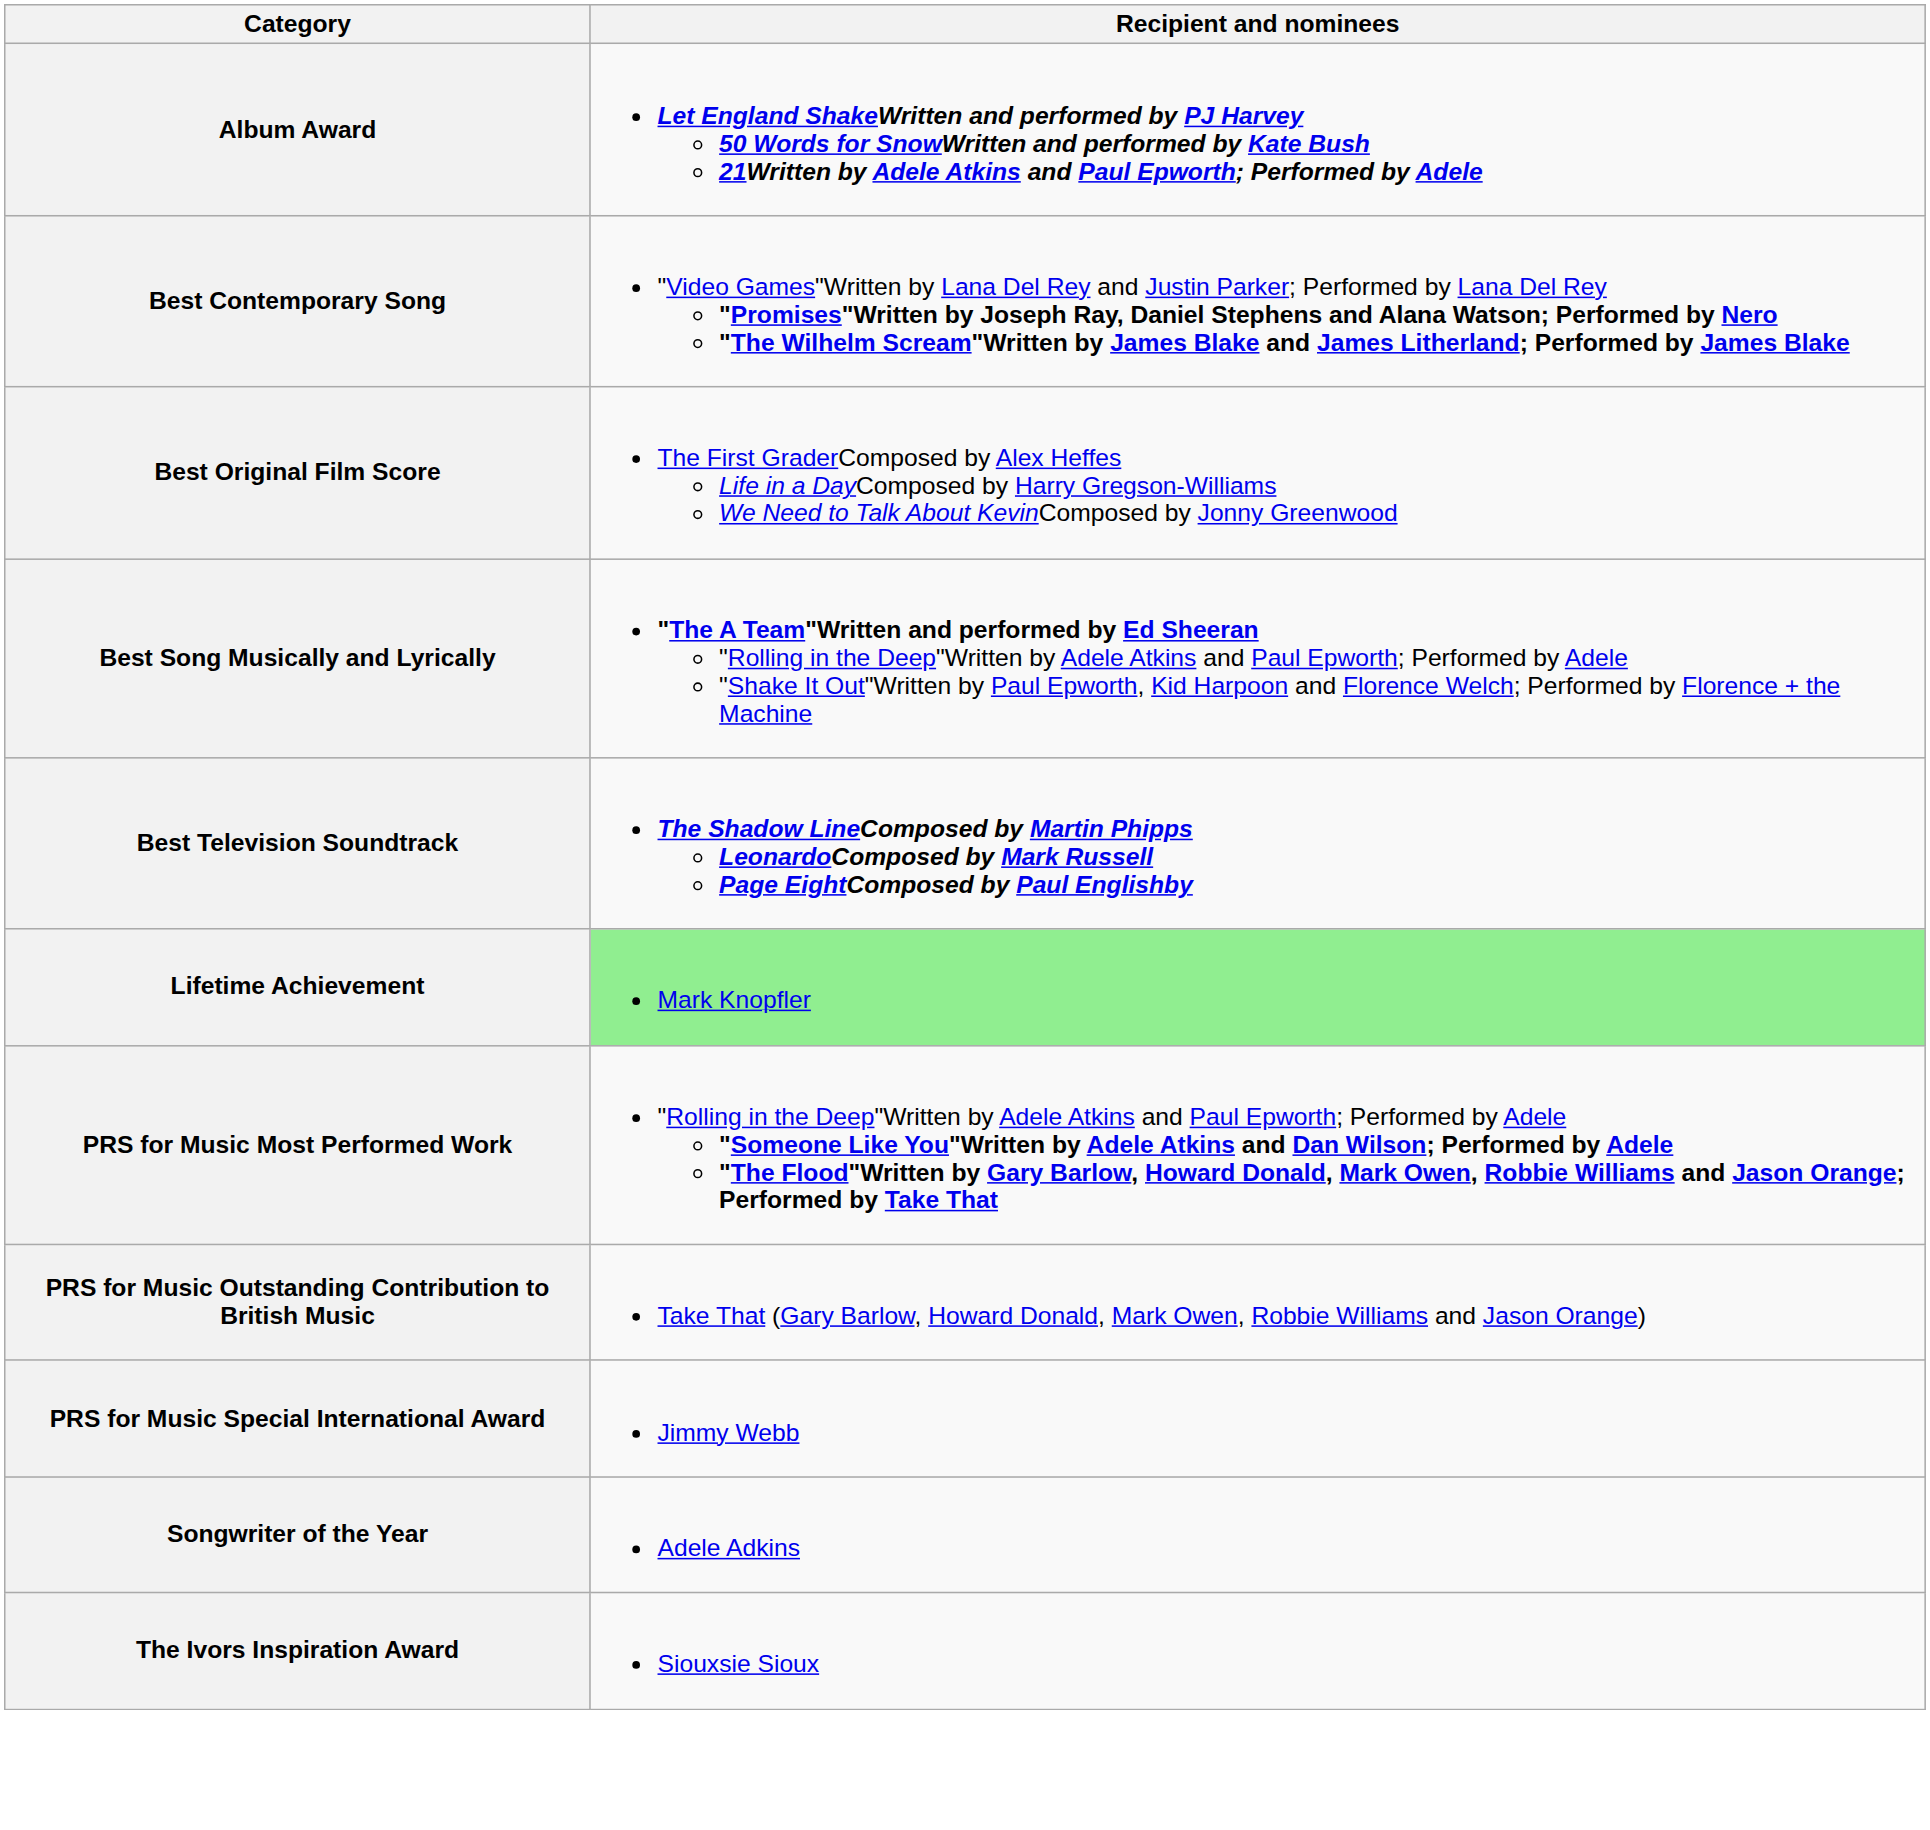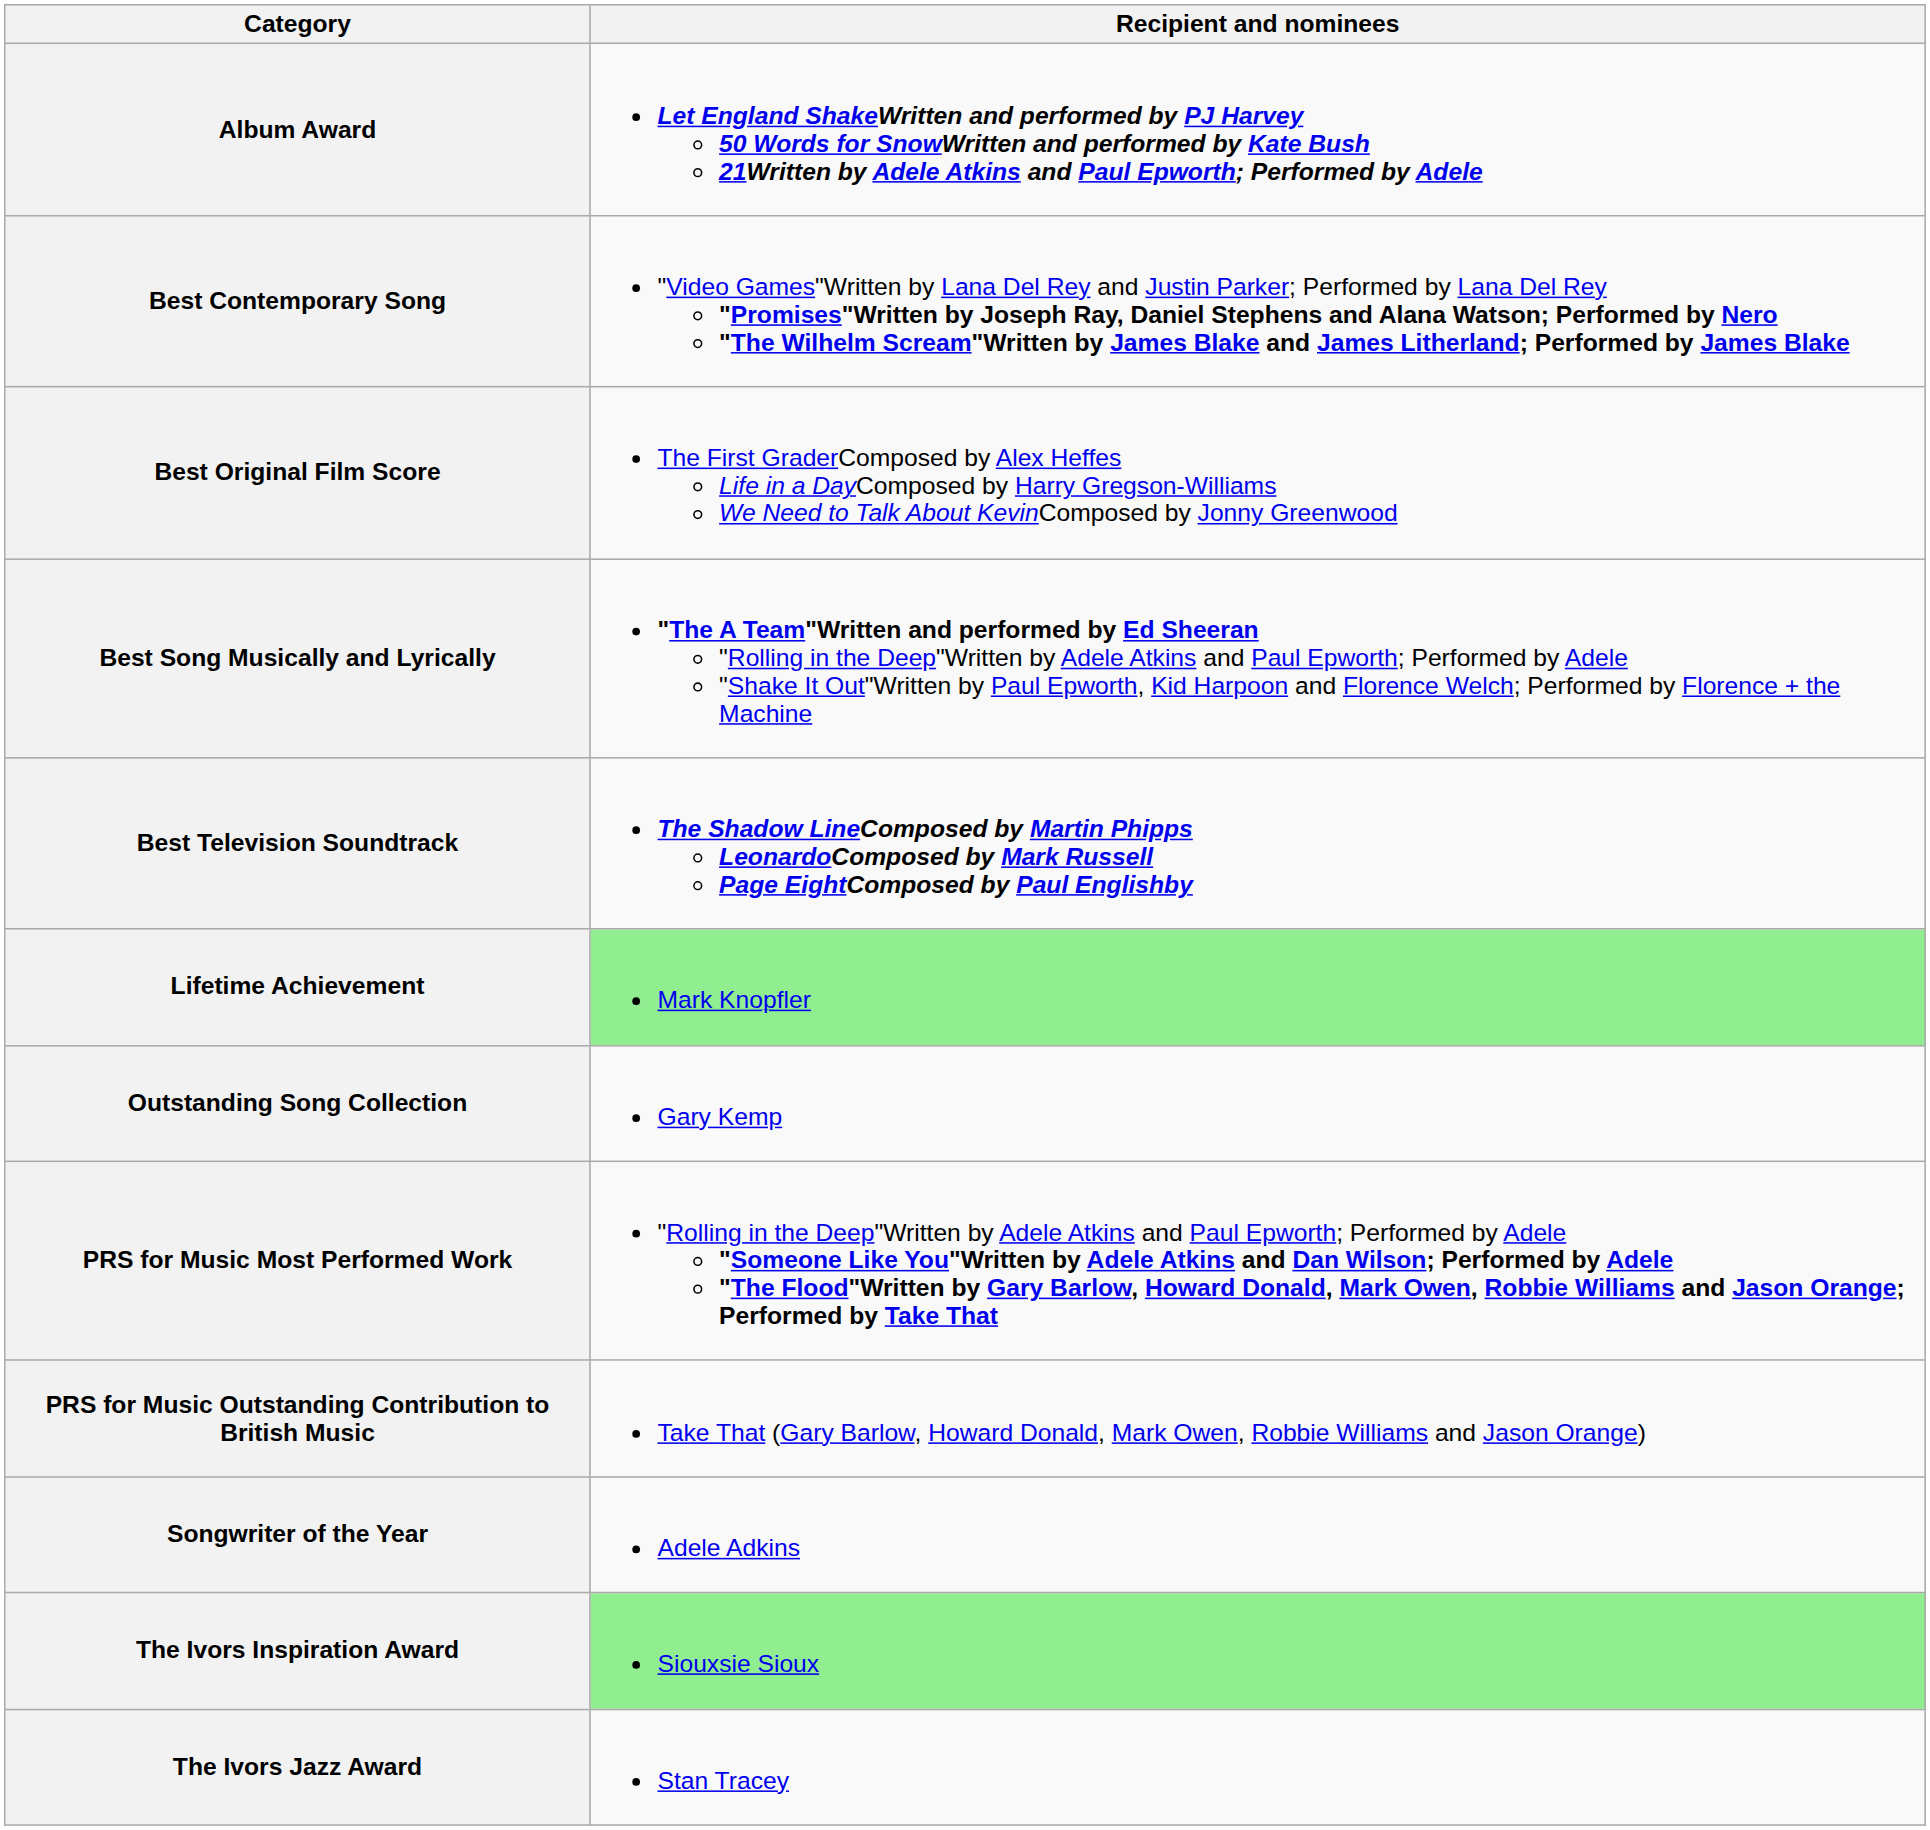+ row: (297, 1103)
- row: (298, 1418)
(1258, 1665) no background -> (1258, 1665) lightgreen background
+ row: (297, 1766)
